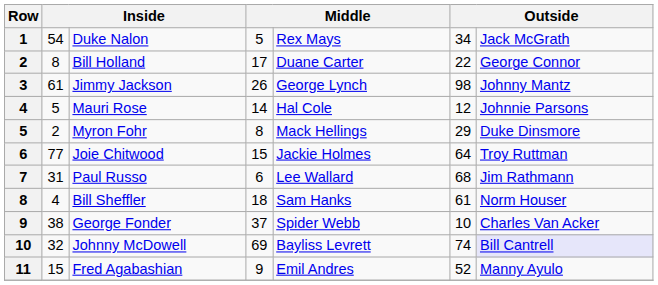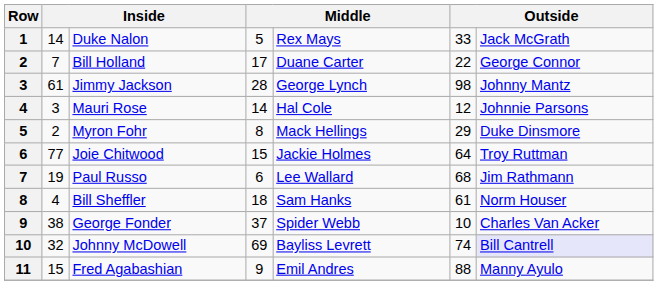(56, 39) 54 -> (56, 39) 14
(463, 39) 34 -> (463, 39) 33
(56, 62) 8 -> (56, 62) 7
(259, 85) 26 -> (259, 85) 28
(56, 108) 5 -> (56, 108) 3
(56, 177) 31 -> (56, 177) 19
(463, 269) 52 -> (463, 269) 88
